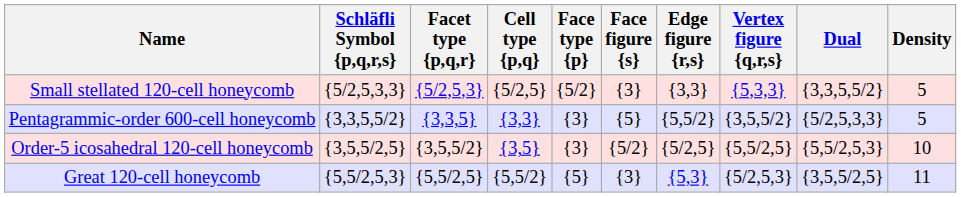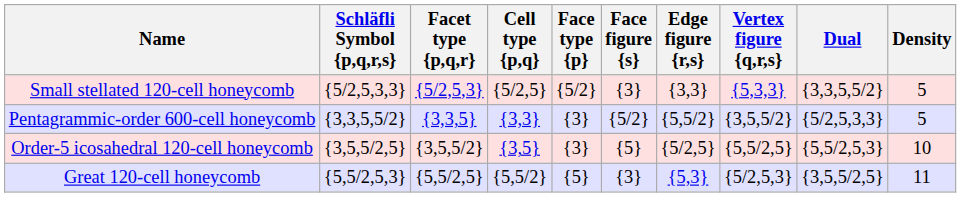(629, 118) {5} -> (629, 118) {5/2}
(629, 148) {5/2} -> (629, 148) {5}
